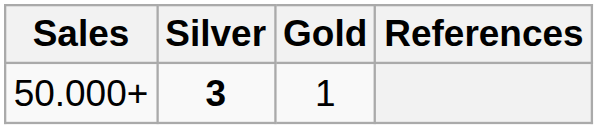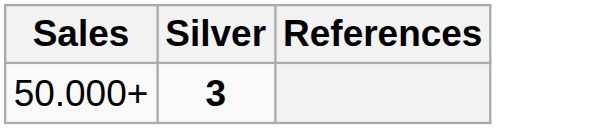- column: (325, 33)
